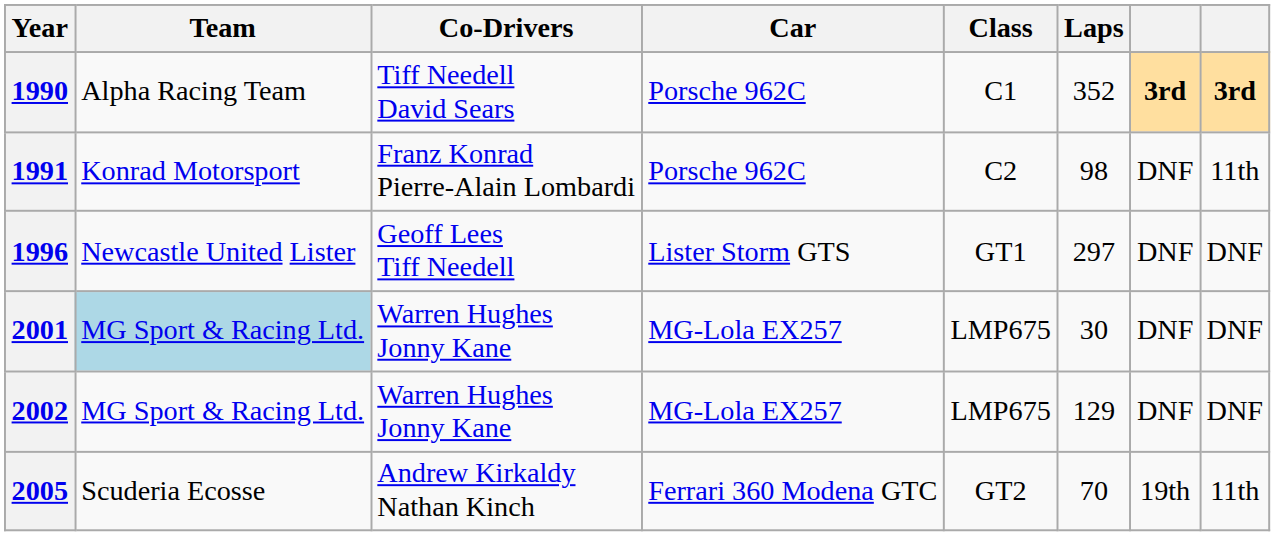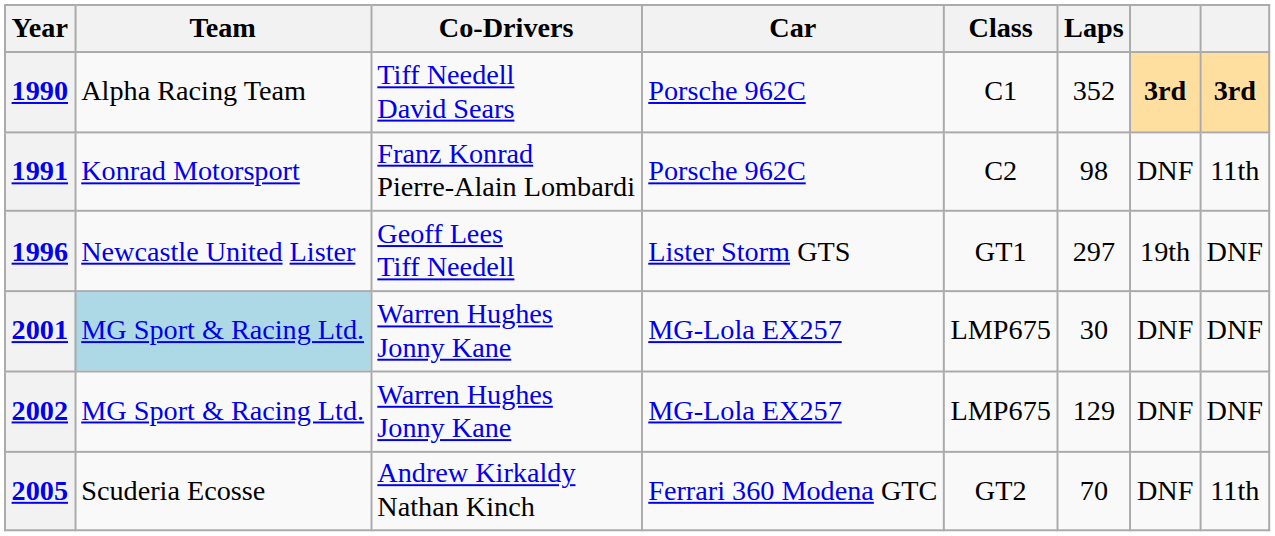(1165, 251) DNF -> (1165, 251) 19th
(1165, 490) 19th -> (1165, 490) DNF
